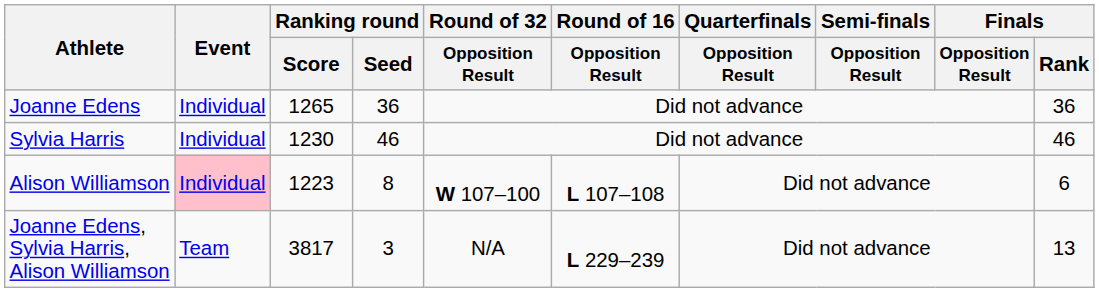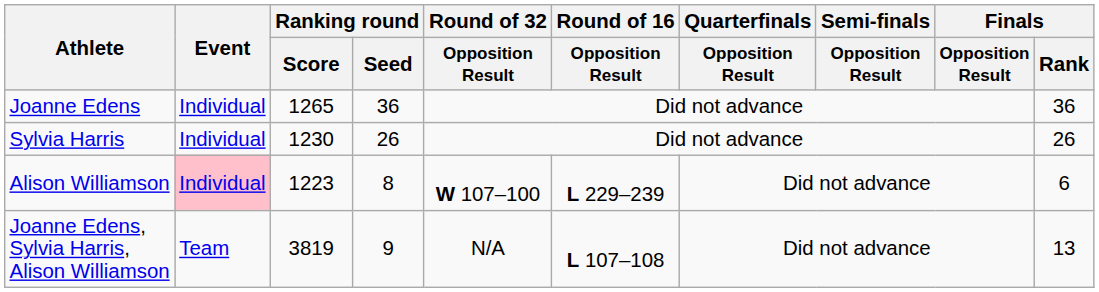(388, 139) 46 -> (388, 139) 26
(1064, 139) 46 -> (1064, 139) 26
(616, 194) L 107–108 -> (616, 194) L 229–239
(311, 249) 3817 -> (311, 249) 3819
(388, 249) 3 -> (388, 249) 9
(616, 261) L 229–239 -> (616, 261) L 107–108
